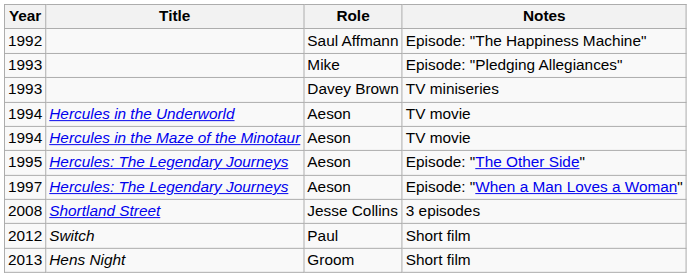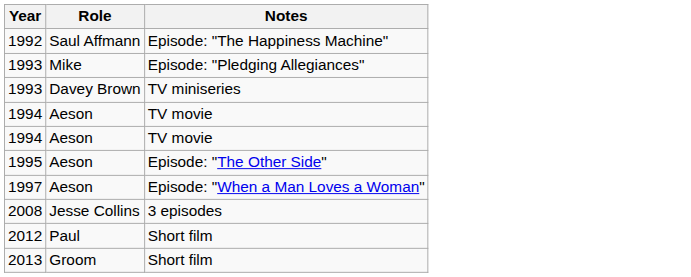- column: (175, 16)
